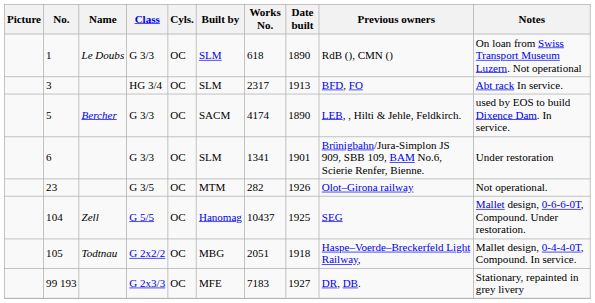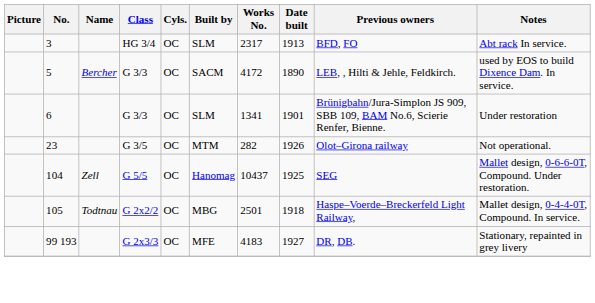- row: (49, 55)
(258, 115) 4174 -> (251, 73) 4172
(258, 253) 2051 -> (251, 211) 2501
(258, 283) 7183 -> (251, 241) 4183
